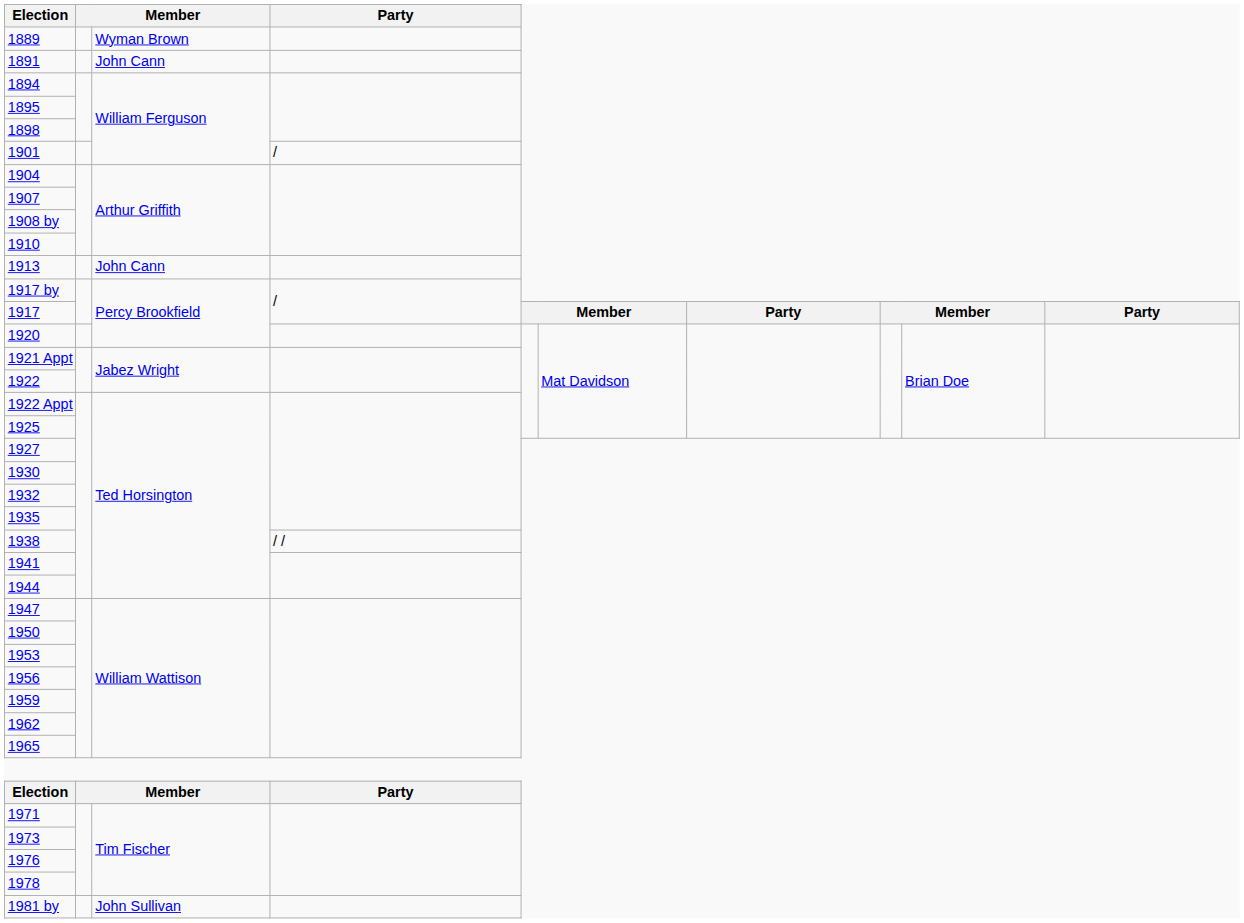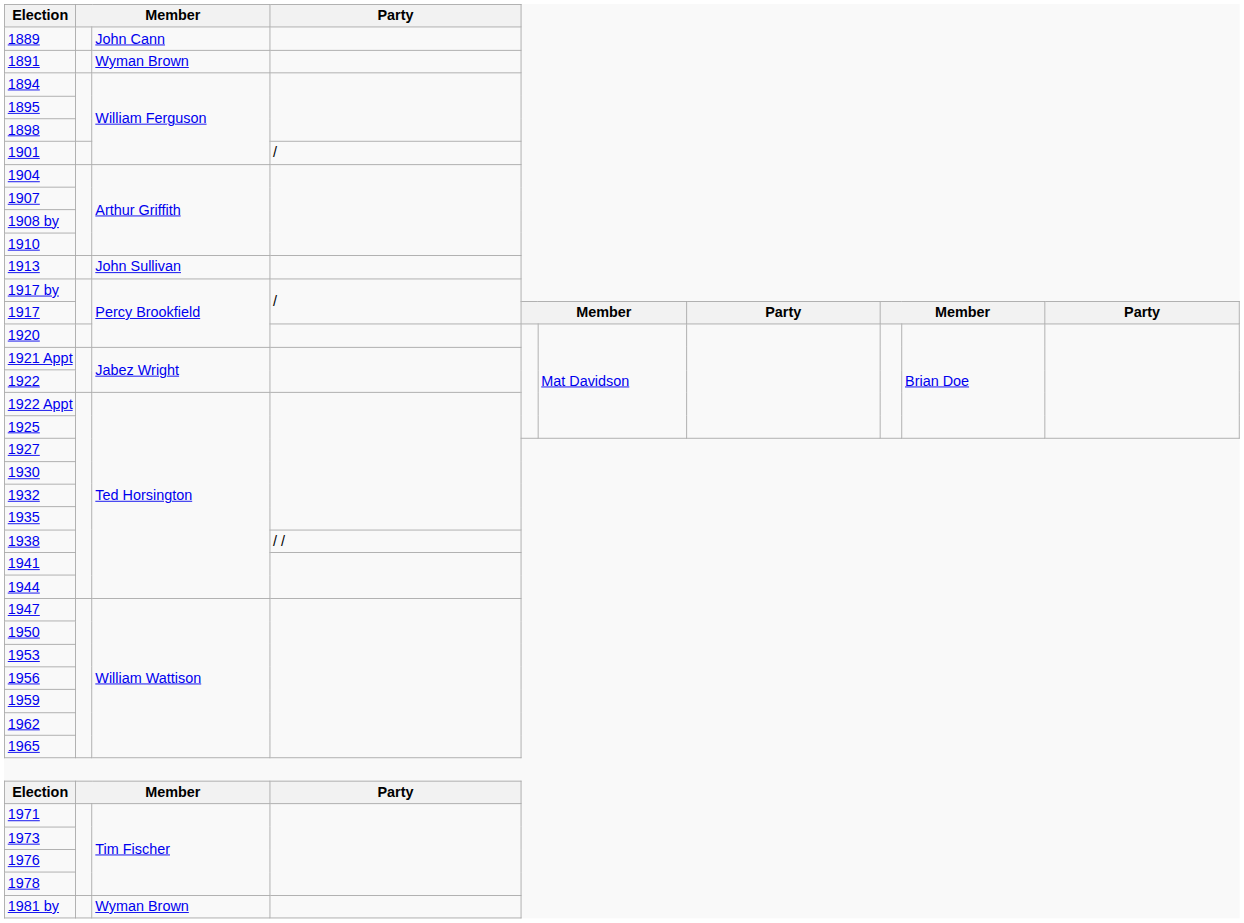(142, 38) Wyman Brown -> (130, 38) John Cann
(130, 61) John Cann -> (142, 61) Wyman Brown
(130, 267) John Cann -> (138, 267) John Sullivan
(138, 906) John Sullivan -> (142, 906) Wyman Brown
